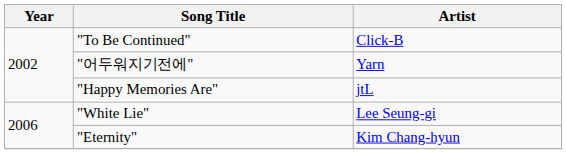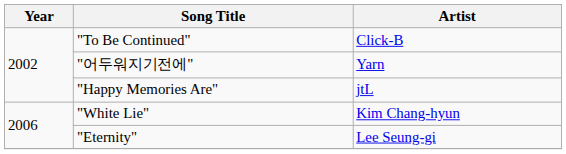(396, 113) Lee Seung-gi -> (408, 113) Kim Chang-hyun
(408, 137) Kim Chang-hyun -> (396, 137) Lee Seung-gi
